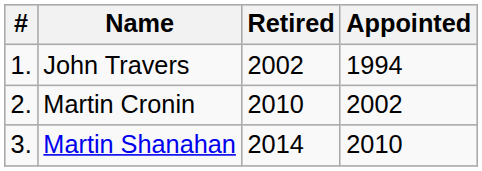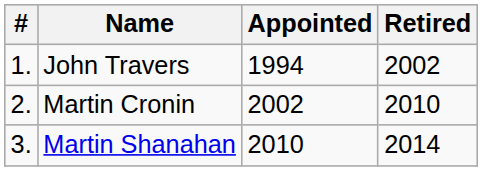columns swapped: (409, 24) <-> (291, 24)
